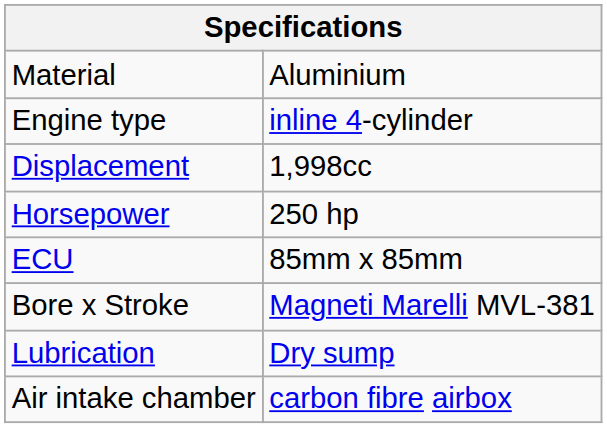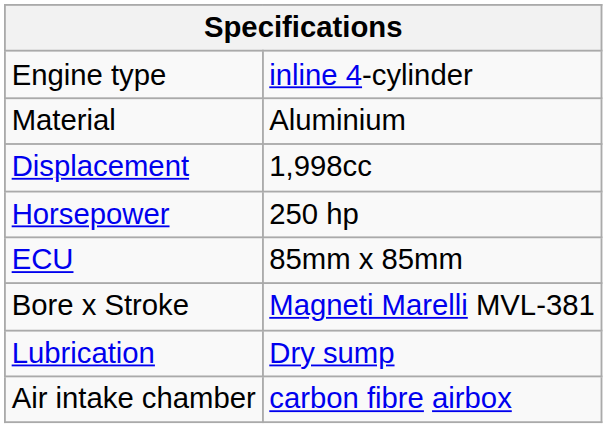rows swapped: (89, 120) <-> (64, 74)
